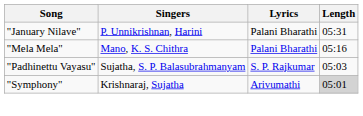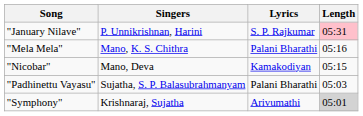(284, 31) Palani Bharathi -> (282, 31) S. P. Rajkumar
(335, 31) no background -> (335, 31) pink background
+ row: (29, 66)
(282, 66) S. P. Rajkumar -> (284, 84) Palani Bharathi
